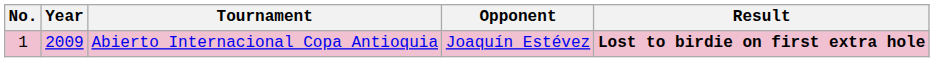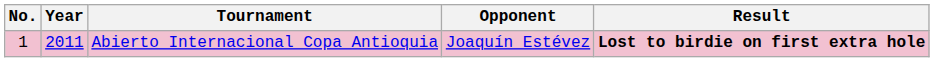(64, 44) 2009 -> (64, 44) 2011
